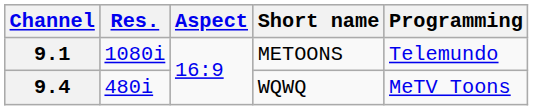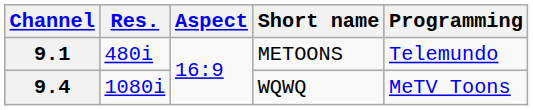(135, 54) 1080i -> (129, 54) 480i
(129, 87) 480i -> (135, 87) 1080i
